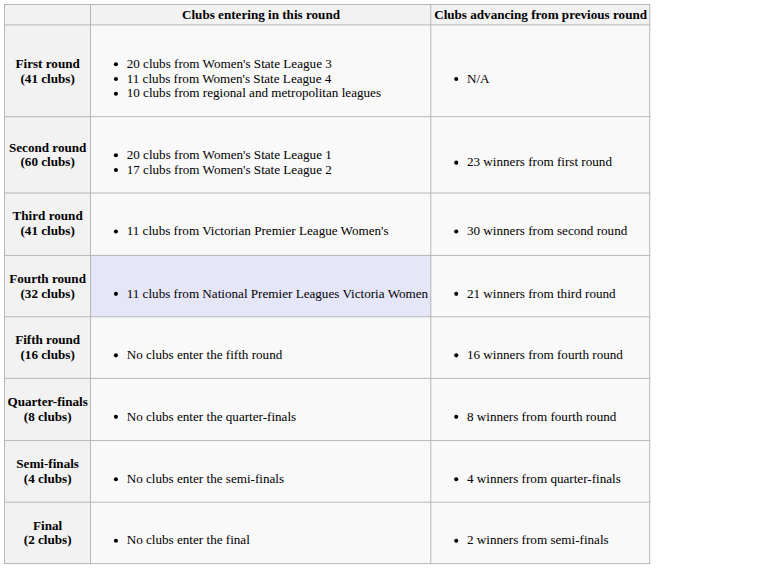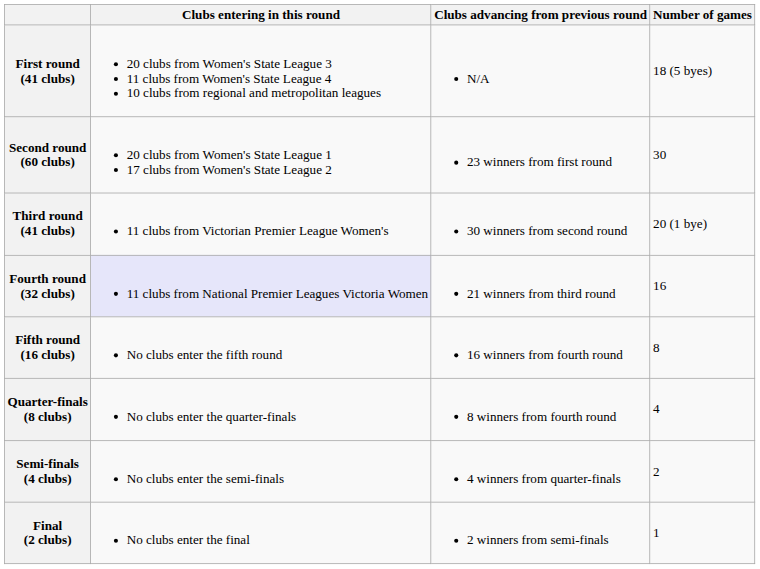+ column: (703, 14)
